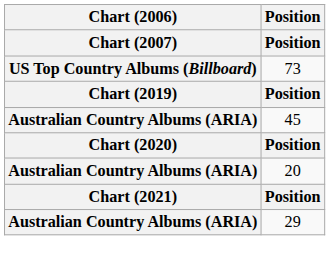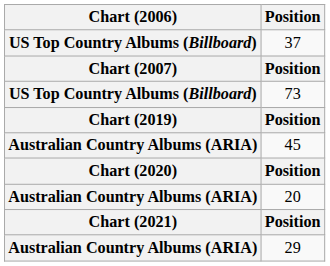+ row: (293, 42)
